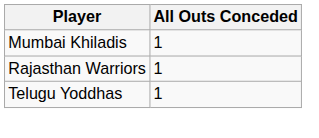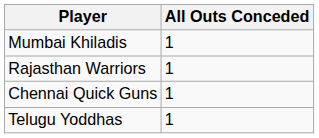+ row: (83, 94)
